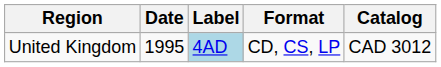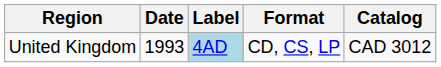(164, 47) 1995 -> (164, 47) 1993
